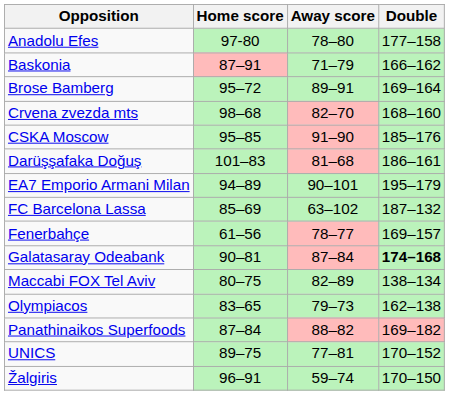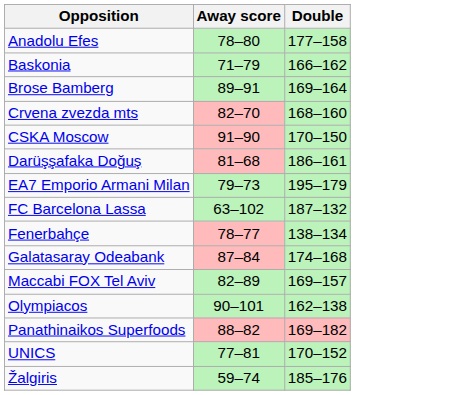- column: (240, 16)
(411, 137) 185–176 -> (317, 137) 170–150
(333, 185) 90–101 -> (239, 185) 79–73
(411, 233) 169–157 -> (317, 233) 138–134
(411, 257) bold -> (317, 257) normal
(411, 281) 138–134 -> (317, 281) 169–157
(333, 305) 79–73 -> (239, 305) 90–101
(411, 378) 170–150 -> (317, 378) 185–176
